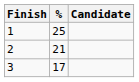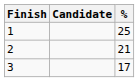columns swapped: (101, 13) <-> (59, 13)
